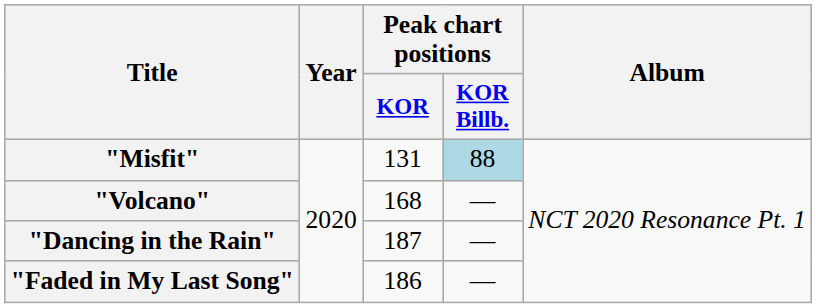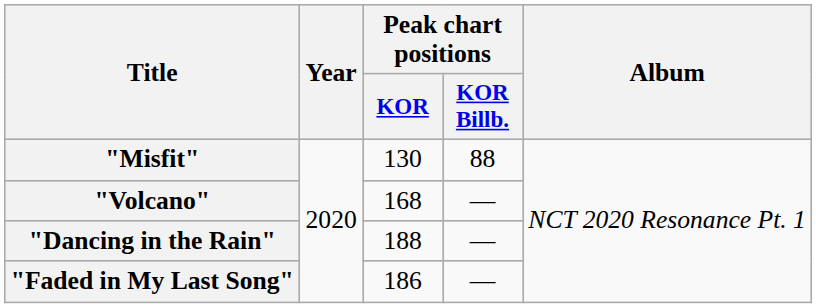(403, 159) 131 -> (403, 159) 130
(483, 159) lightblue background -> (483, 159) no background
(403, 240) 187 -> (403, 240) 188
